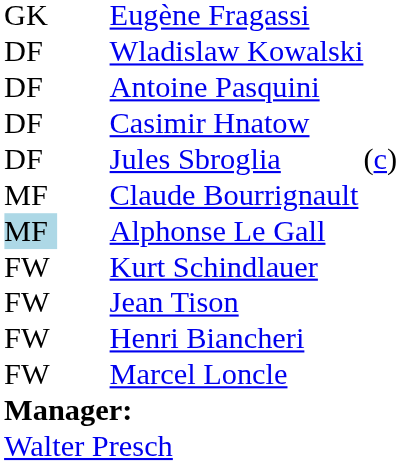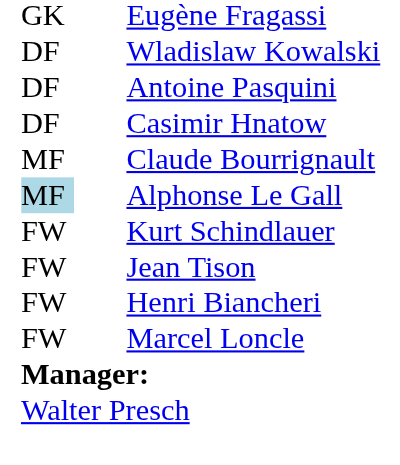- row: (195, 158)
